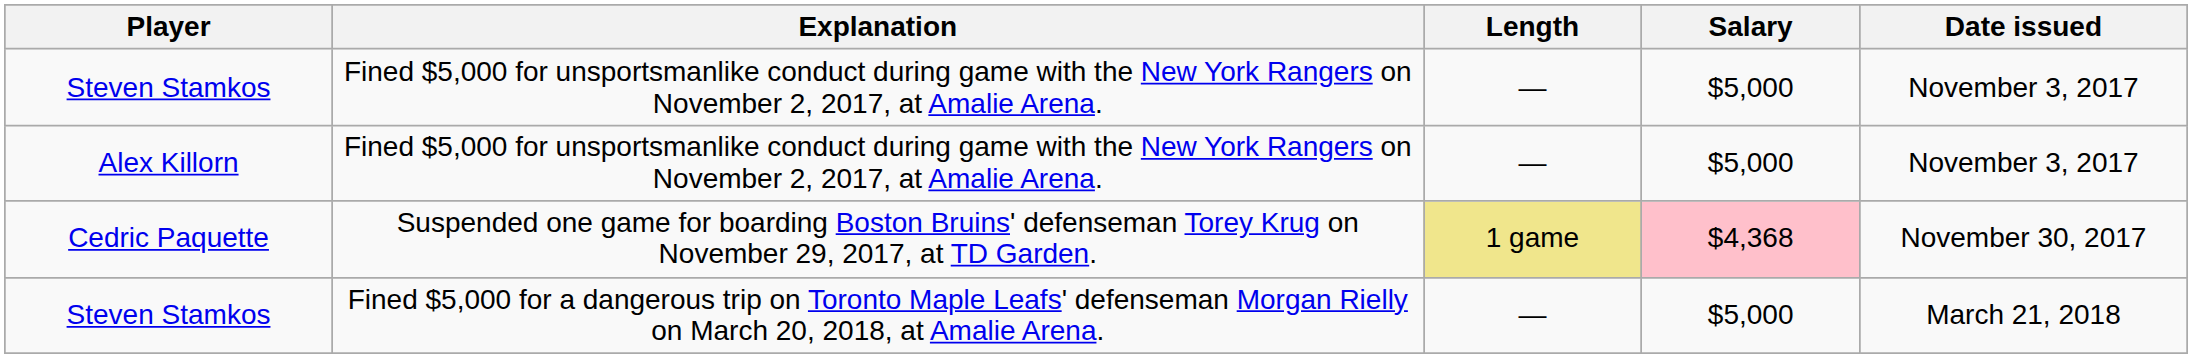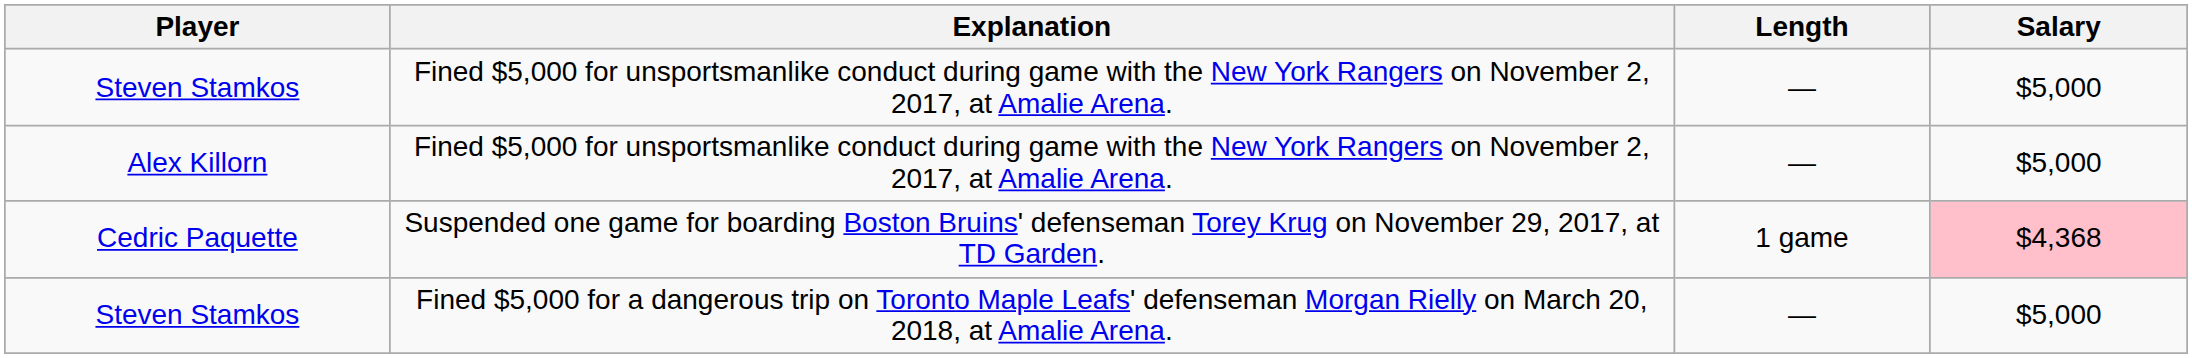- column: (2023, 26)
(1532, 238) khaki background -> (1802, 238) no background
